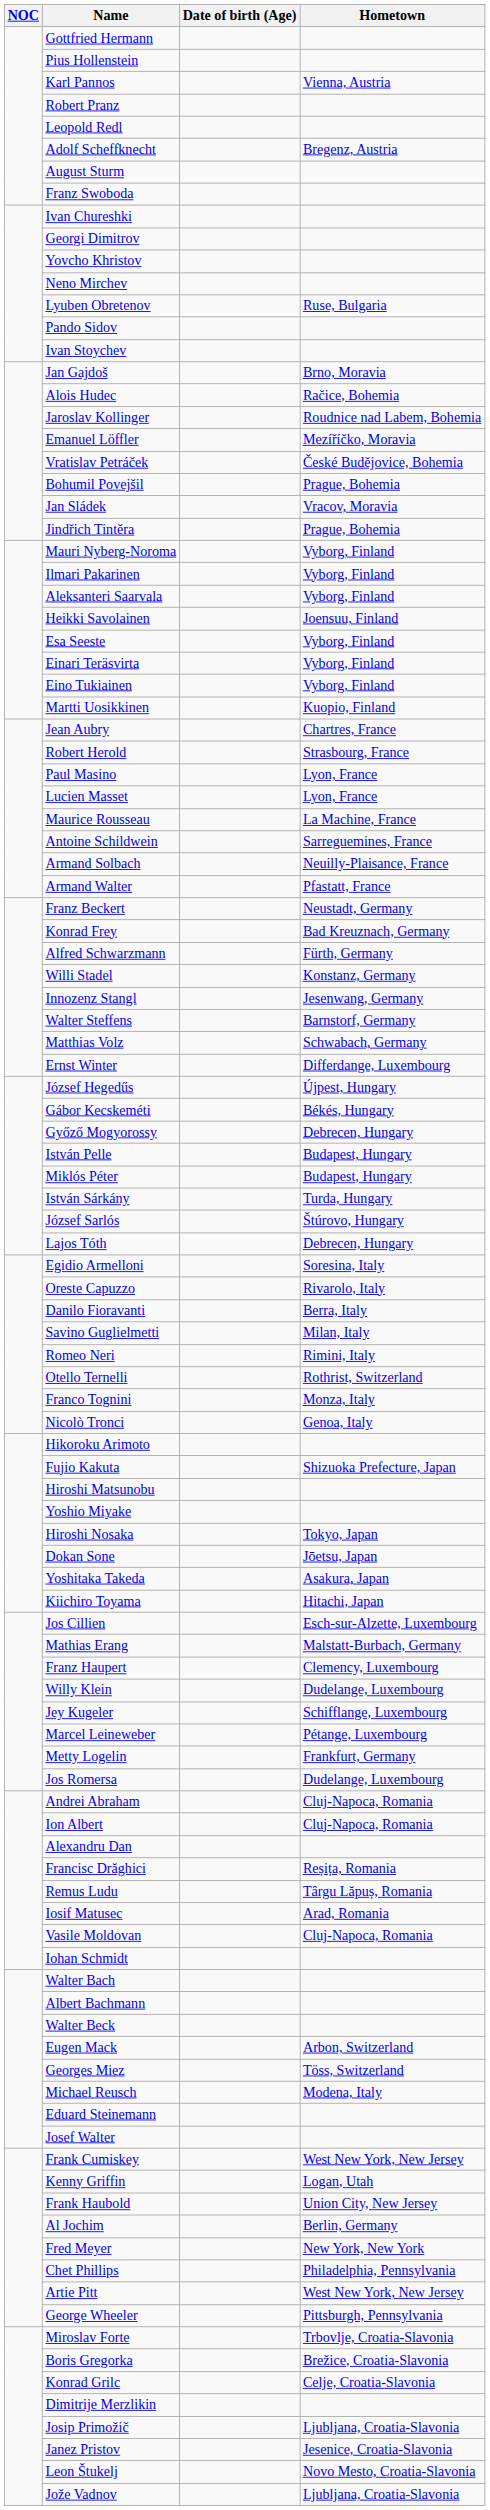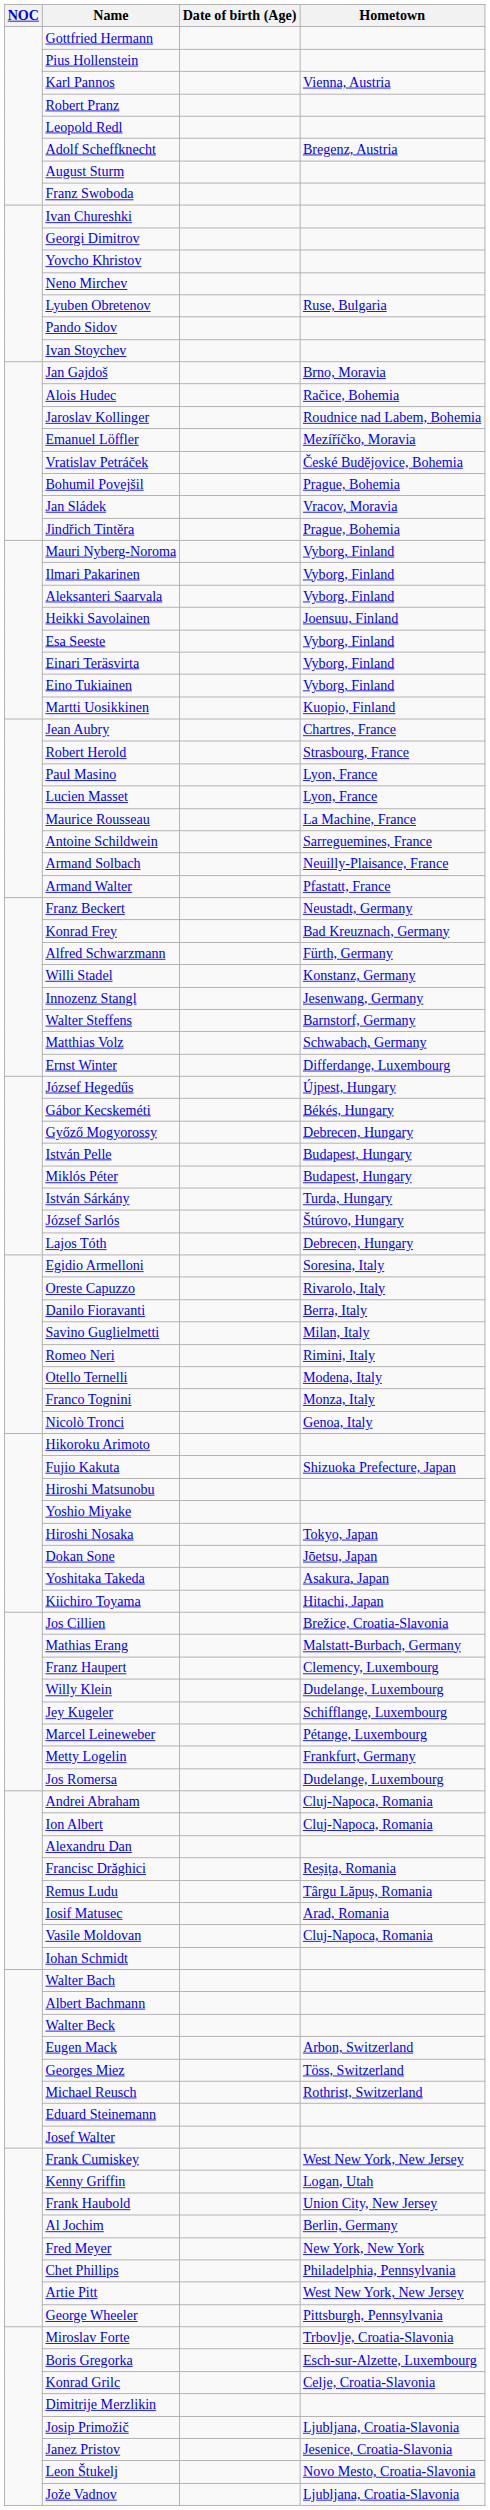(363, 1377) Rothrist, Switzerland -> (342, 1377) Modena, Italy
(390, 1623) Esch-sur-Alzette, Luxembourg -> (376, 1623) Brežice, Croatia-Slavonia
(342, 2092) Modena, Italy -> (363, 2092) Rothrist, Switzerland
(376, 2360) Brežice, Croatia-Slavonia -> (390, 2360) Esch-sur-Alzette, Luxembourg
